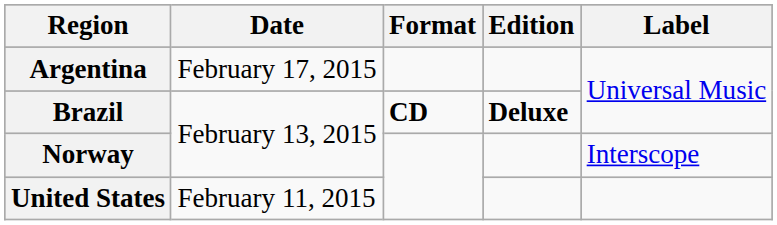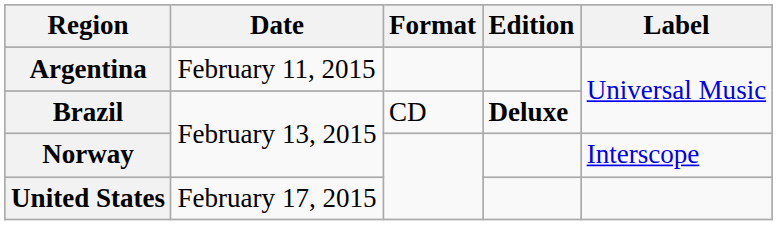(277, 68) February 17, 2015 -> (277, 68) February 11, 2015
(409, 111) bold -> (408, 111) normal
(277, 197) February 11, 2015 -> (277, 197) February 17, 2015
